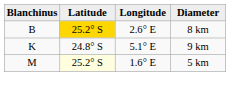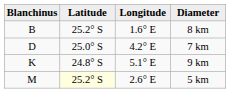(87, 29) gold background -> (87, 29) no background
(143, 29) 2.6° E -> (143, 29) 1.6° E
+ row: (198, 46)
(143, 63) 1.6° E -> (143, 79) 2.6° E
